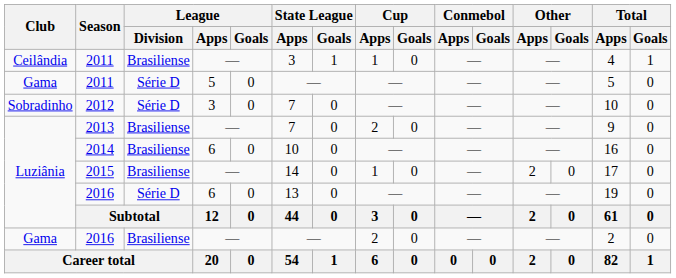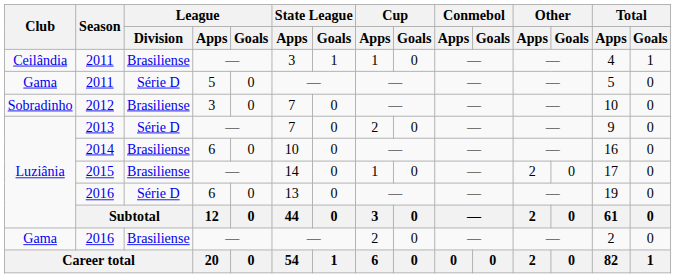(158, 104) Série D -> (158, 104) Brasiliense
(158, 127) Brasiliense -> (158, 127) Série D
